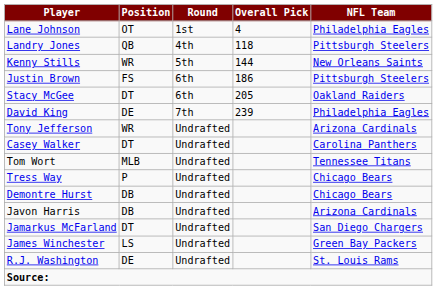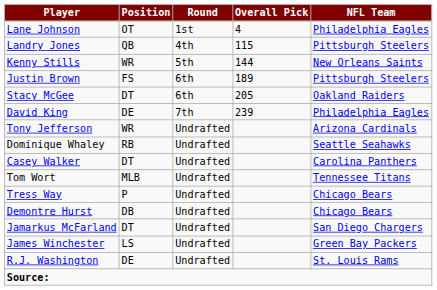(244, 46) 118 -> (244, 46) 115
(244, 79) 186 -> (244, 79) 189
+ row: (56, 145)
- row: (43, 211)
